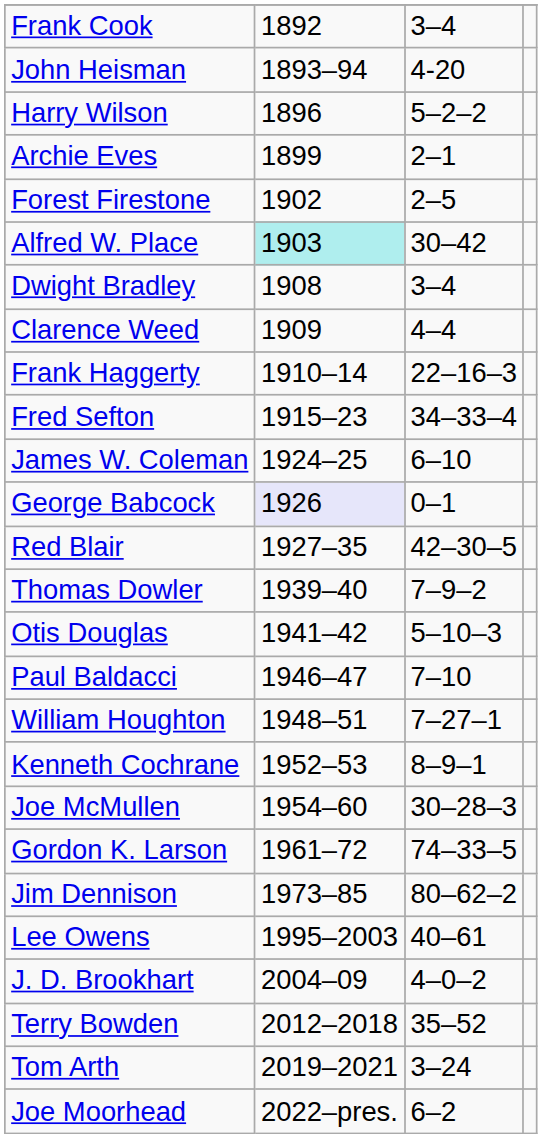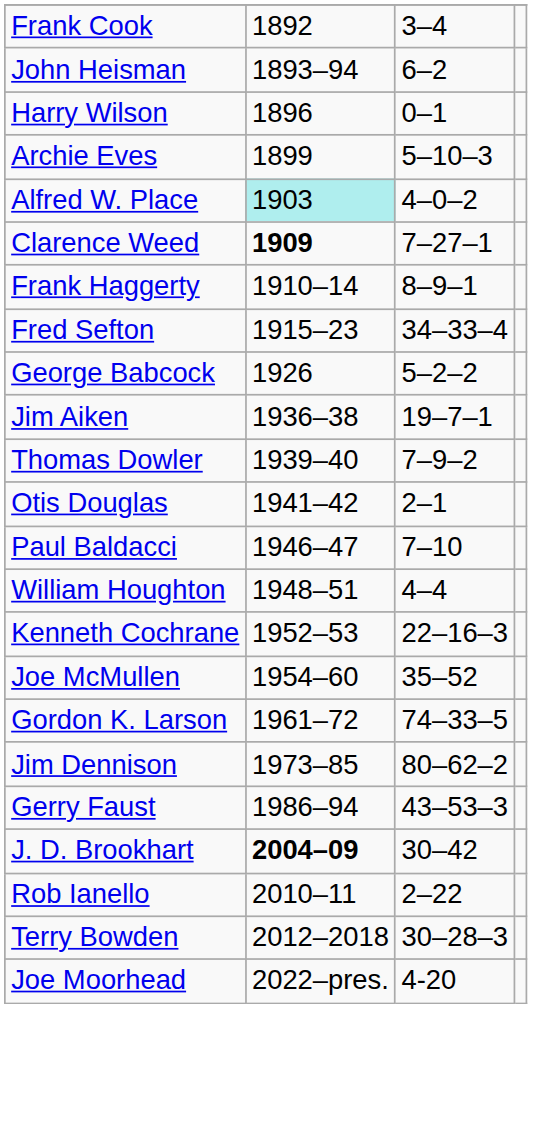(438, 69) 4-20 -> (424, 69) 6–2
(449, 112) 5–2–2 -> (424, 112) 0–1
(433, 156) 2–1 -> (447, 156) 5–10–3
- row: (111, 199)
(449, 243) 30–42 -> (440, 199) 4–0–2
- row: (103, 286)
(291, 329) normal -> (282, 243) bold
(433, 329) 4–4 -> (447, 243) 7–27–1
(464, 373) 22–16–3 -> (440, 286) 8–9–1
- row: (130, 460)
(291, 503) lavender background -> (282, 373) no background
(433, 503) 0–1 -> (440, 373) 5–2–2
- row: (67, 546)
+ row: (70, 416)
(456, 633) 5–10–3 -> (424, 503) 2–1
(456, 720) 7–27–1 -> (424, 590) 4–4
(449, 763) 8–9–1 -> (455, 633) 22–16–3
(464, 807) 30–28–3 -> (440, 677) 35–52
+ row: (83, 807)
- row: (80, 937)
(314, 980) normal -> (305, 850) bold
(449, 980) 4–0–2 -> (440, 850) 30–42
+ row: (80, 894)
(449, 1024) 35–52 -> (455, 937) 30–28–3
- row: (65, 1067)
(433, 1110) 6–2 -> (429, 980) 4-20
